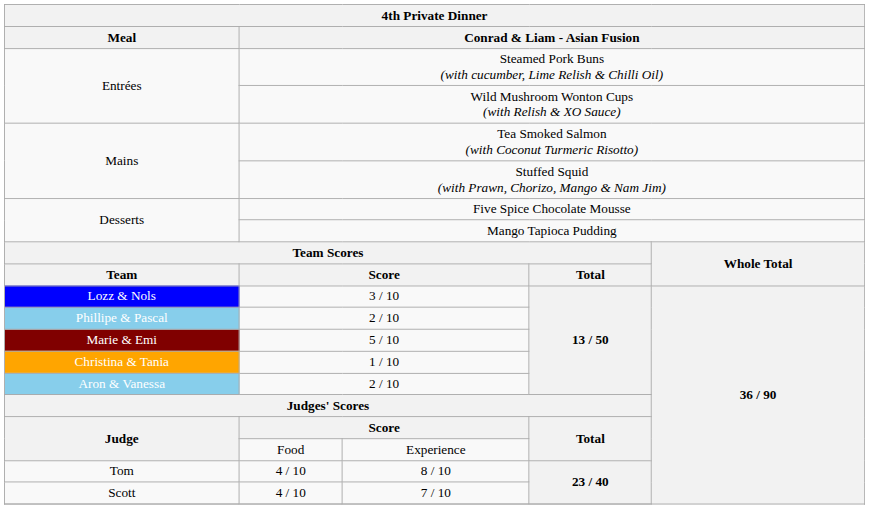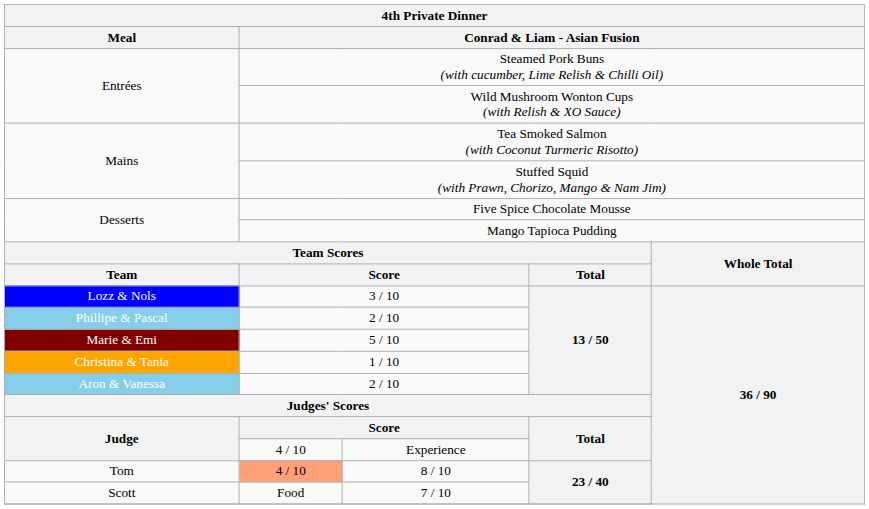(291, 449) Food -> (291, 449) 4 / 10
(291, 471) no background -> (291, 471) lightsalmon background
(291, 493) 4 / 10 -> (291, 493) Food
